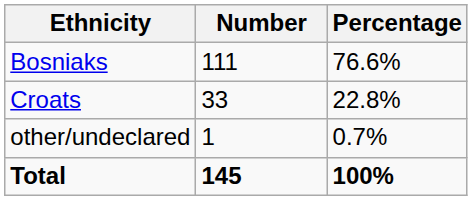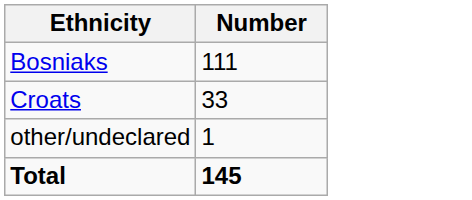- column: (397, 23)
